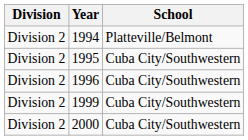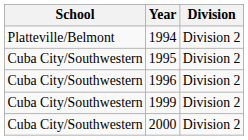columns swapped: (173, 15) <-> (36, 15)
